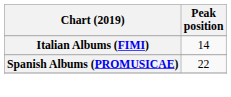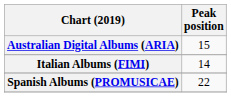+ row: (93, 45)
